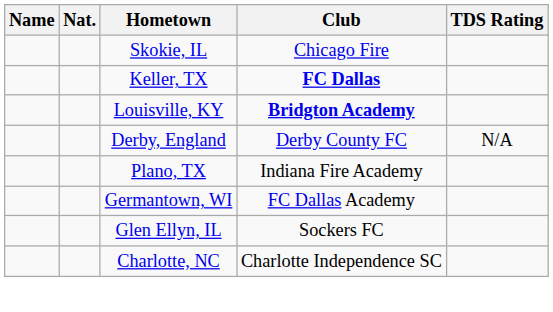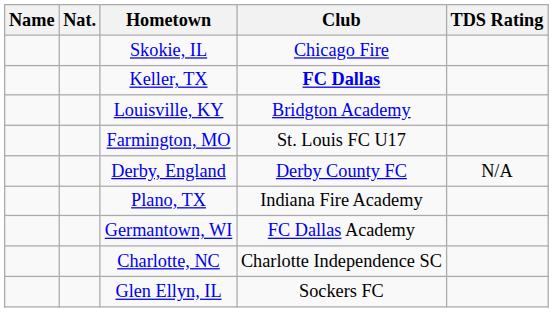(341, 110) bold -> (341, 110) normal
+ row: (169, 140)
rows swapped: (169, 231) <-> (169, 261)
